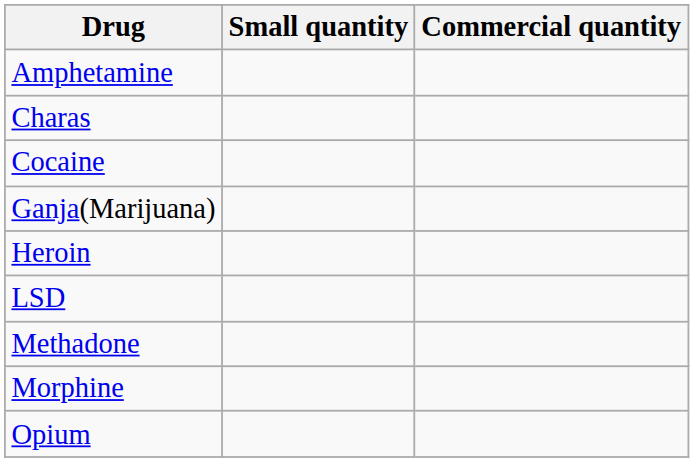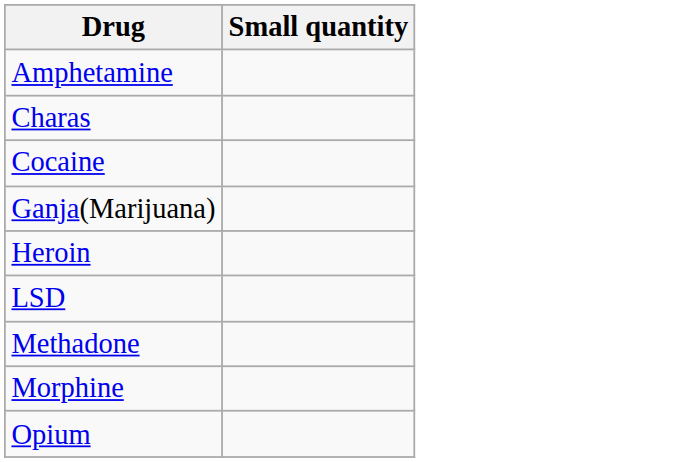- column: (551, 27)
